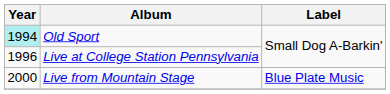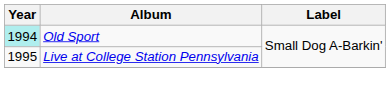(22, 57) 1996 -> (22, 57) 1995
- row: (119, 78)
